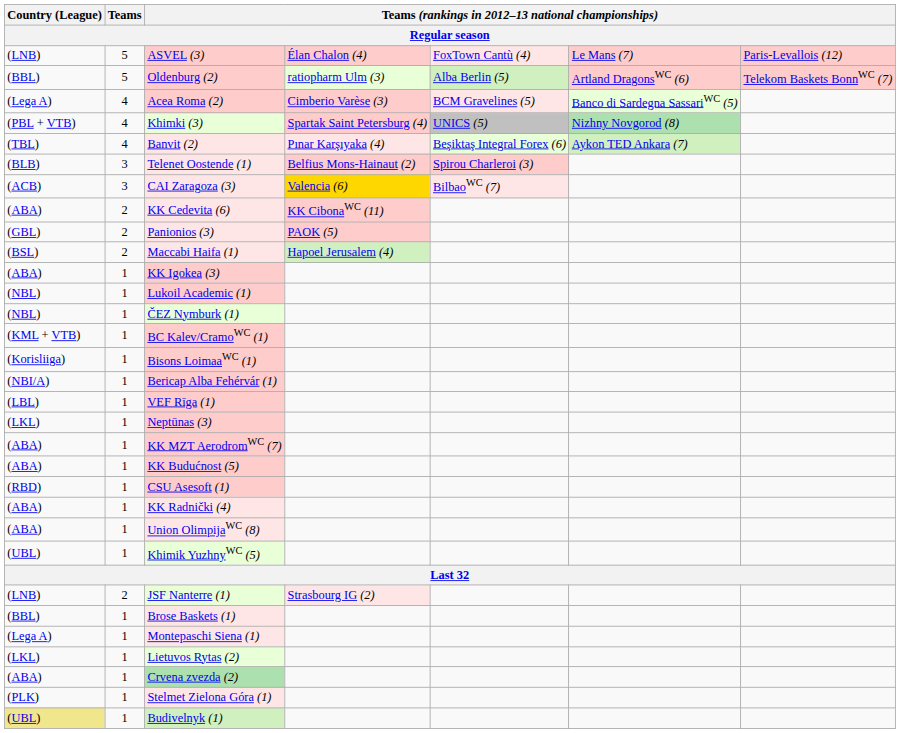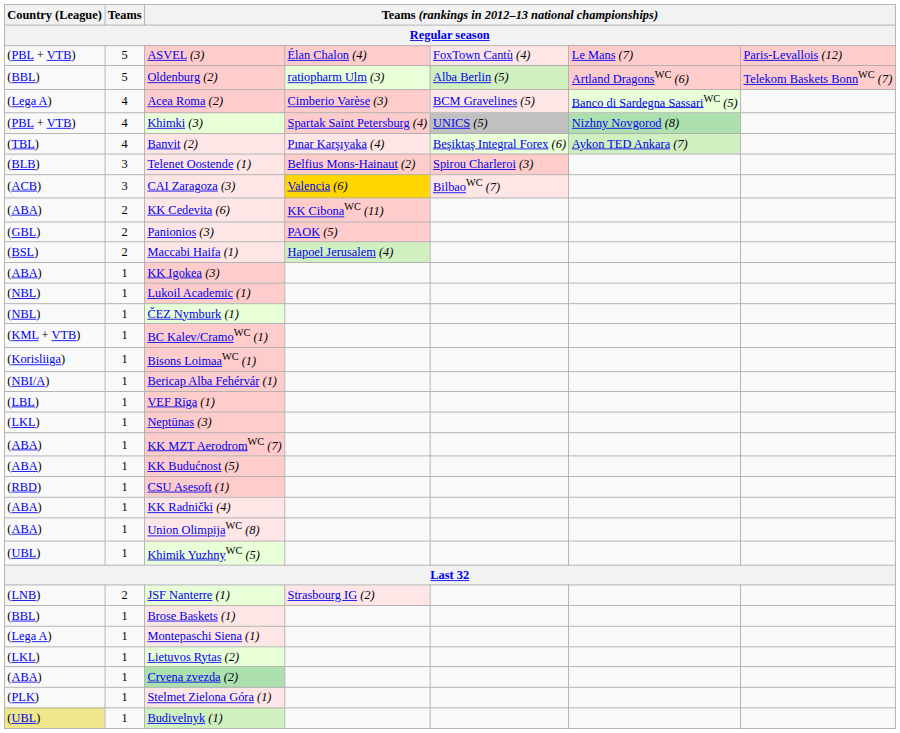(24, 55) (LNB) -> (41, 55) (PBL + VTB)
